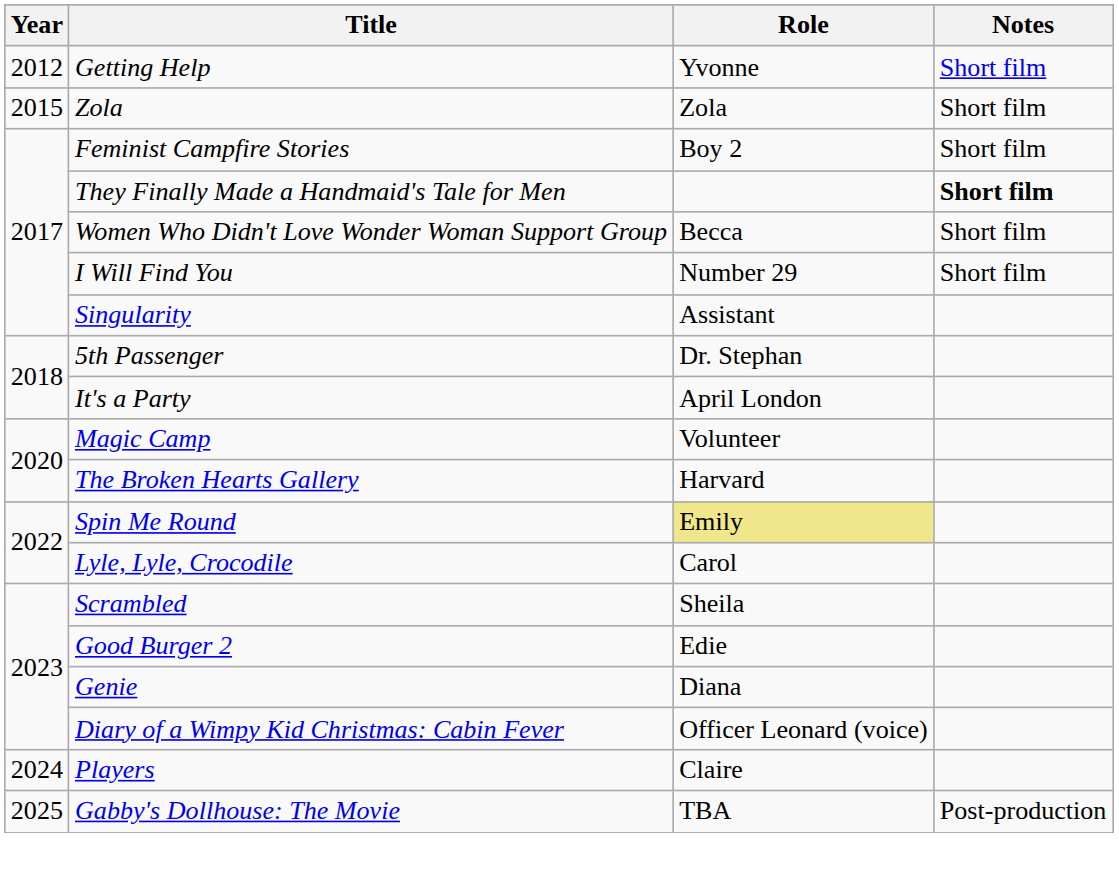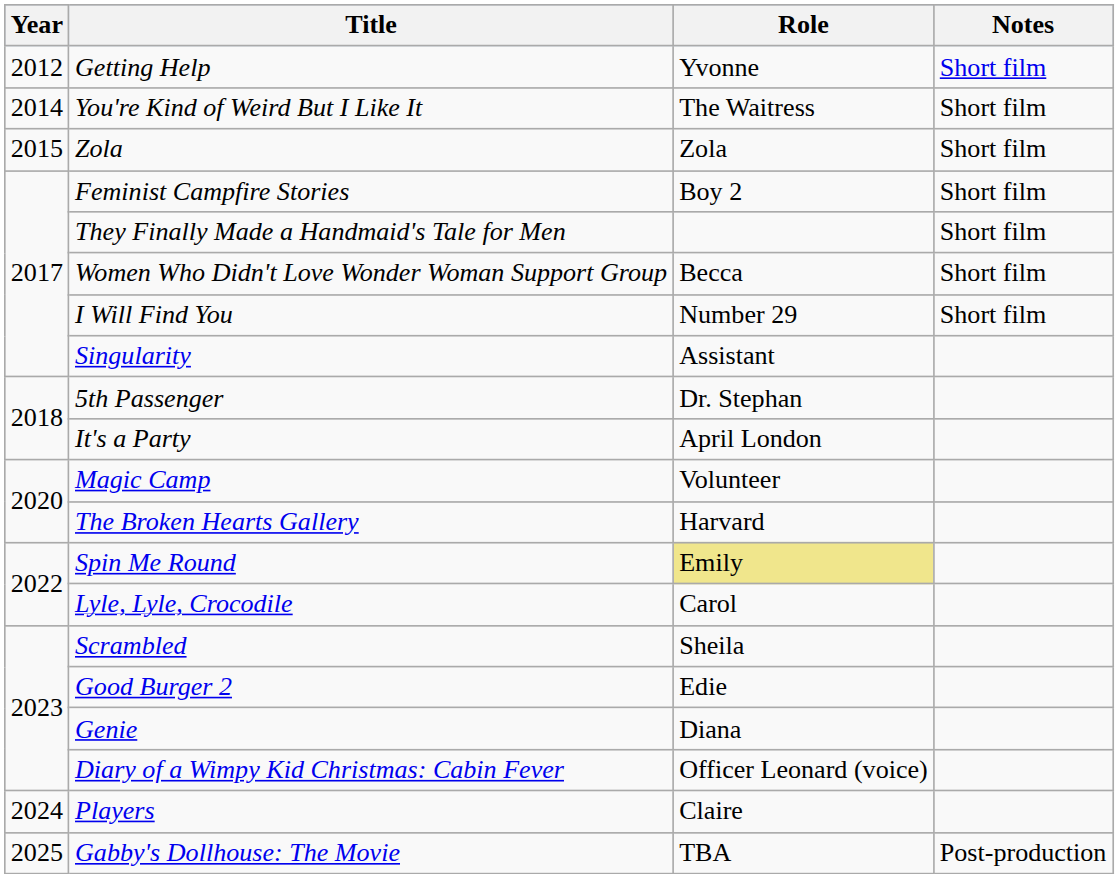+ row: (249, 107)
(997, 190) bold -> (993, 231) normal
